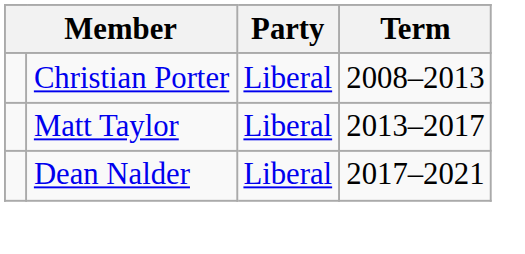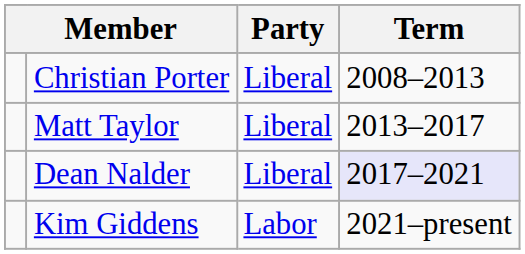(415, 175) no background -> (415, 175) lavender background
+ row: (116, 223)
